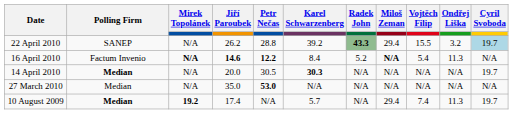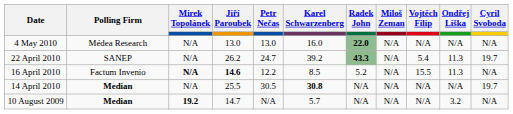+ row: (36, 42)
(268, 42) 28.8 -> (268, 57) 24.7
(391, 42) 29.4 -> (391, 57) N/A
(423, 42) 15.5 -> (423, 57) 5.4
(455, 42) 3.2 -> (455, 57) 11.3
(490, 42) lightblue background -> (490, 57) no background
(268, 57) bold -> (268, 72) normal
(315, 57) 8.4 -> (315, 72) 8.5
(391, 57) bold -> (391, 72) normal
(423, 57) 5.4 -> (423, 72) 15.5
(233, 72) 20.0 -> (233, 86) 25.5
(315, 72) 30.3 -> (315, 86) 30.8
- row: (36, 86)
(233, 101) 17.4 -> (233, 101) 14.7
(391, 101) 29.4 -> (391, 101) N/A
(423, 101) 7.4 -> (423, 101) N/A
(455, 101) 11.3 -> (455, 101) 3.2
(490, 101) 19.7 -> (490, 101) N/A
